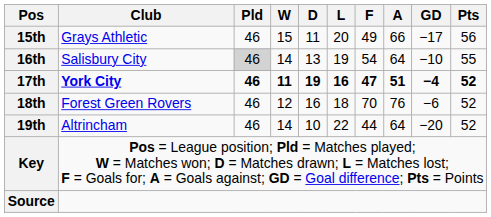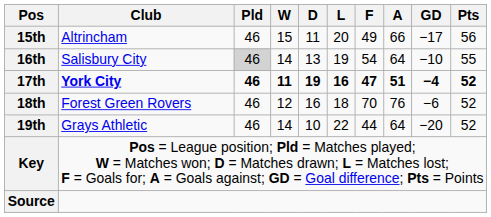(104, 37) Grays Athletic -> (94, 37) Altrincham
(94, 125) Altrincham -> (104, 125) Grays Athletic
